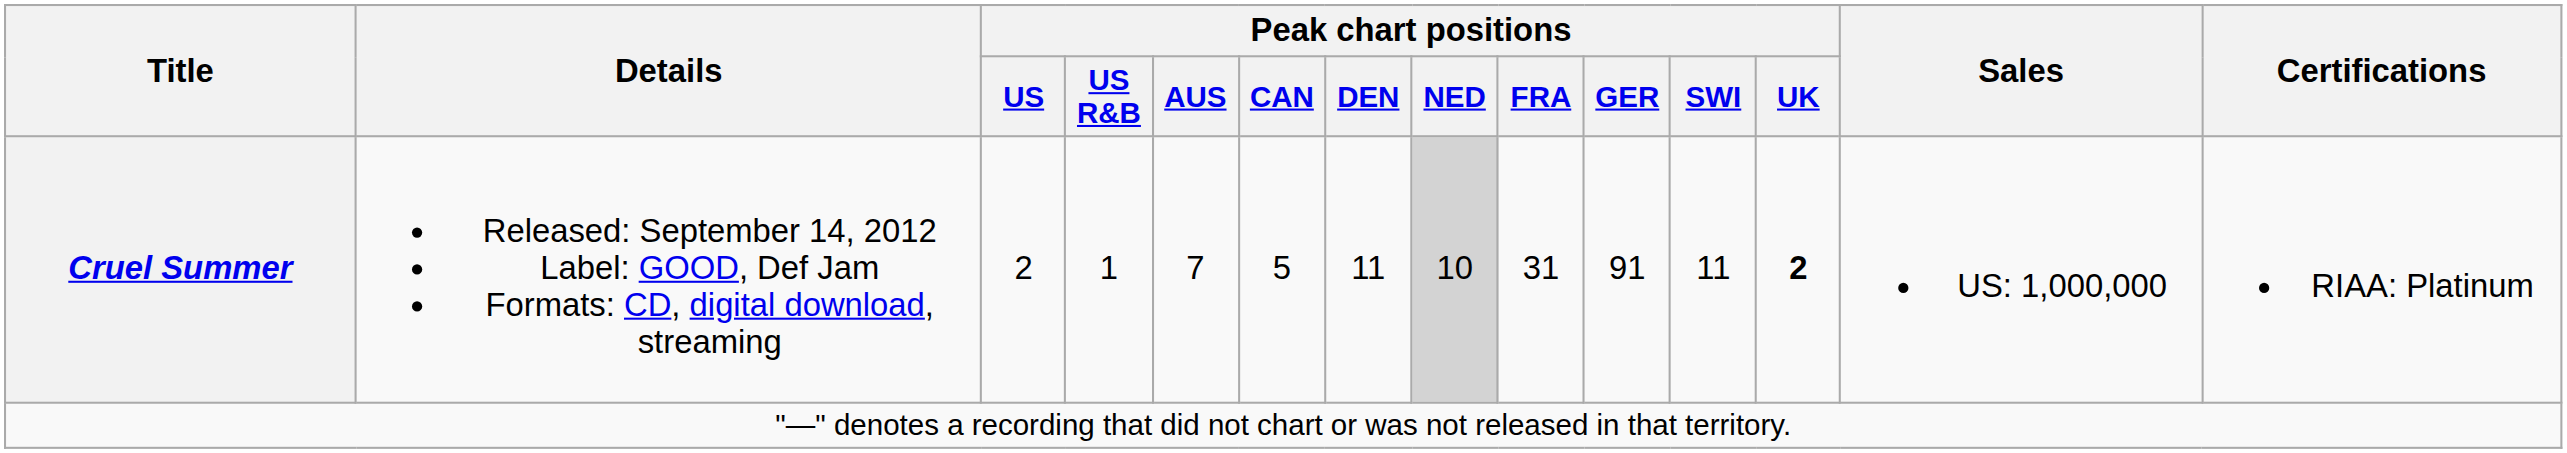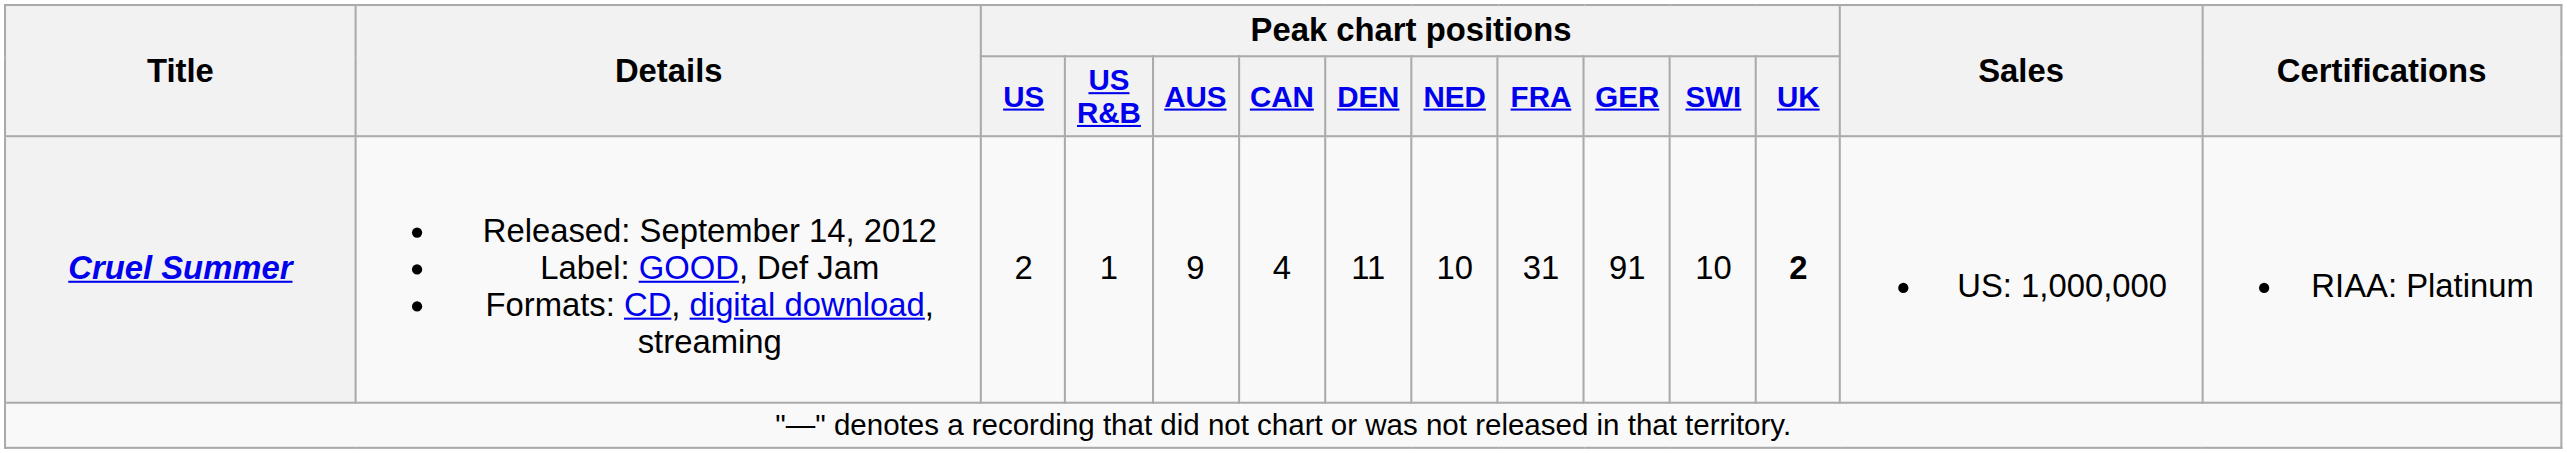(1195, 268) 7 -> (1195, 268) 9
(1282, 268) 5 -> (1282, 268) 4
(1455, 268) lightgrey background -> (1455, 268) no background
(1713, 268) 11 -> (1713, 268) 10
